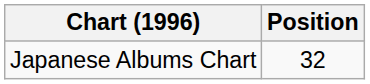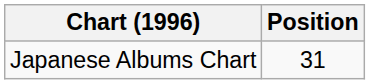(313, 59) 32 -> (313, 59) 31
